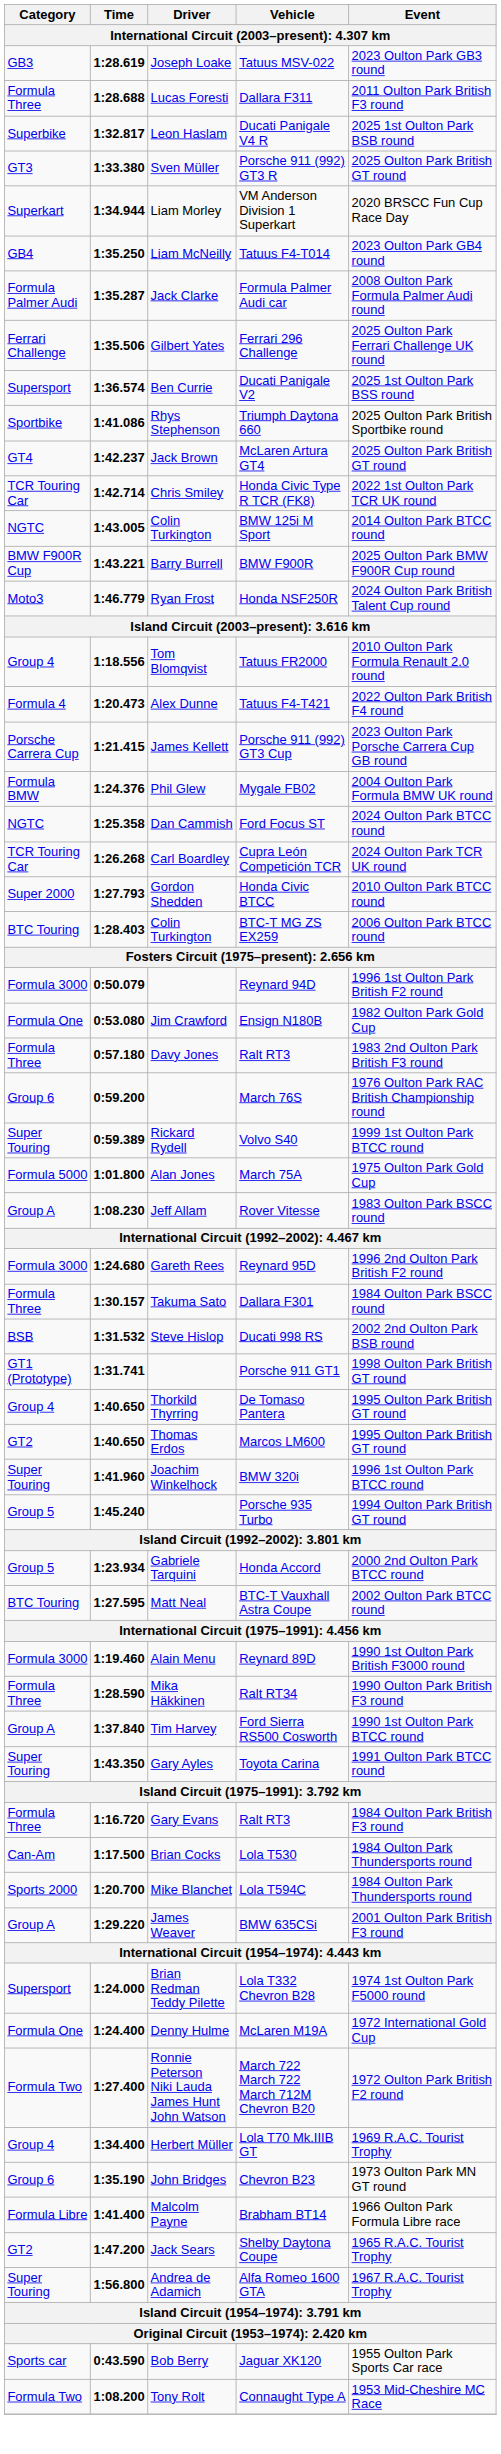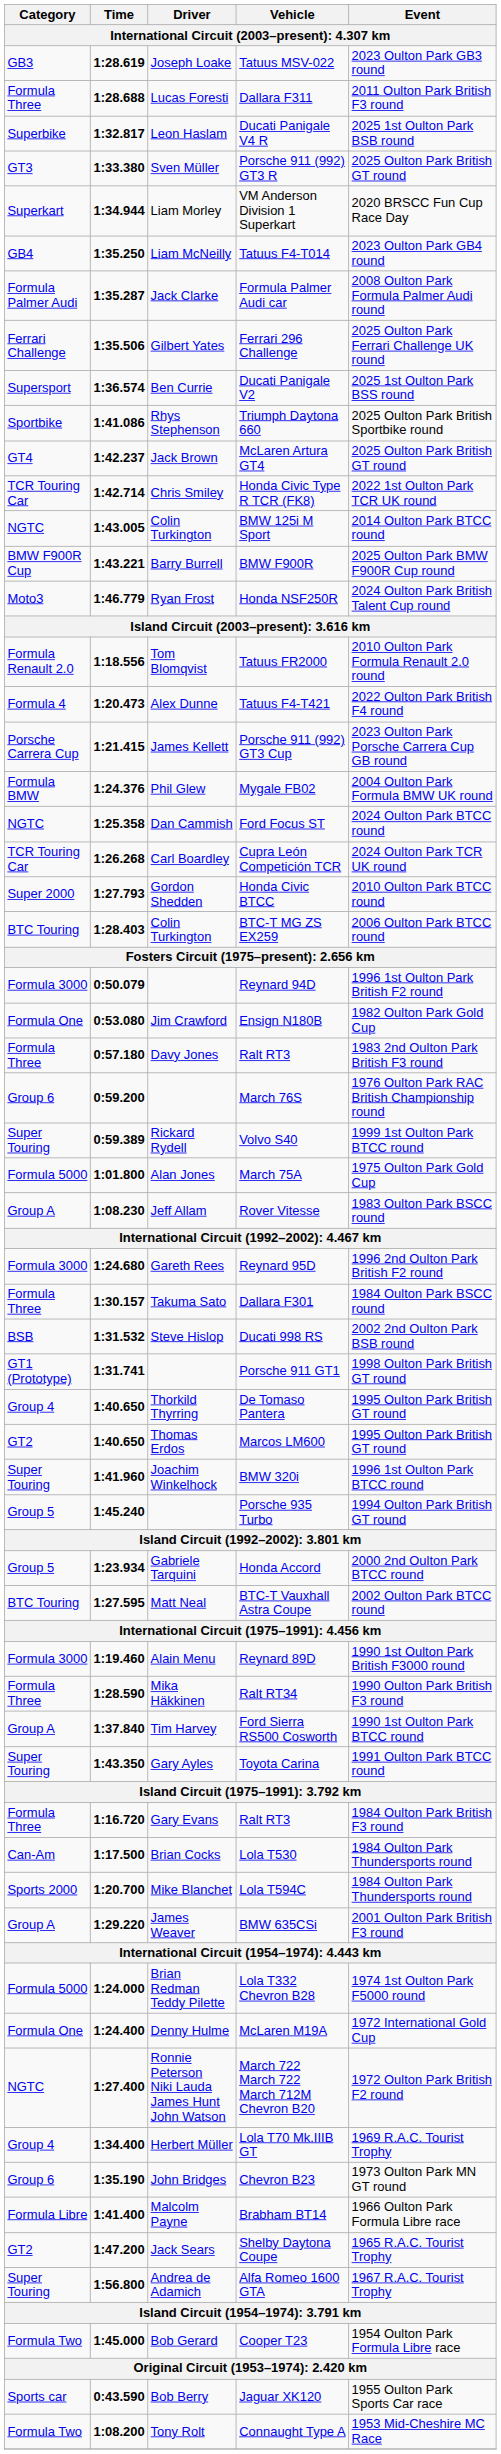(31, 661) Group 4 -> (41, 661) Formula Renault 2.0
(39, 1988) Supersport -> (47, 1988) Formula 5000
(45, 2087) Formula Two -> (26, 2087) NGTC
+ row: (184, 2340)
